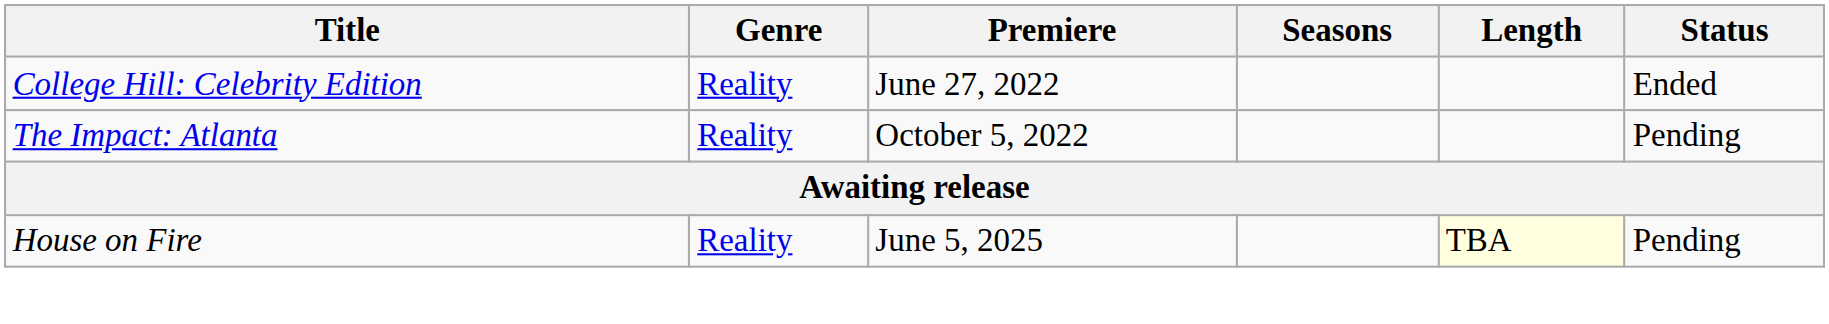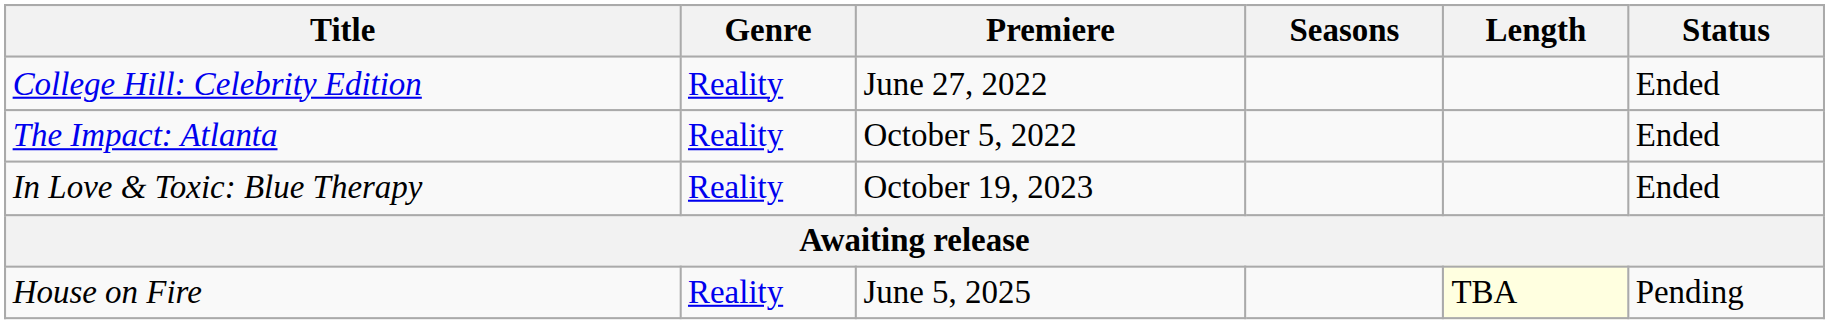(1687, 135) Pending -> (1678, 135) Ended
+ row: (218, 187)
